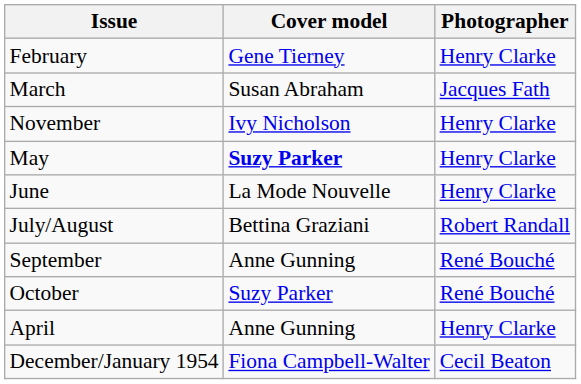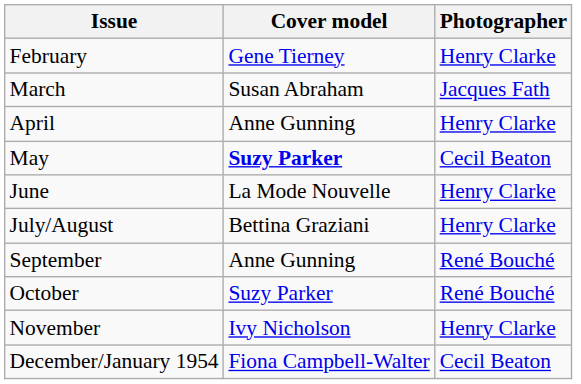rows swapped: (32, 327) <-> (55, 123)
(498, 157) Henry Clarke -> (495, 157) Cecil Beaton
(505, 225) Robert Randall -> (498, 225) Henry Clarke
